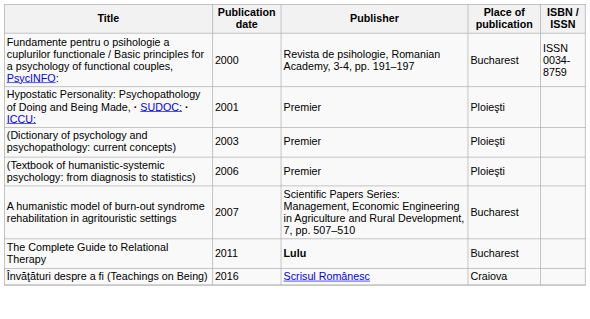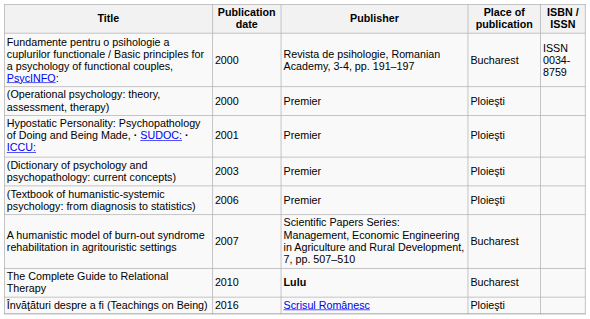+ row: (84, 101)
(226, 253) 2011 -> (227, 282) 2010
(489, 276) Craiova -> (488, 305) Ploieşti
